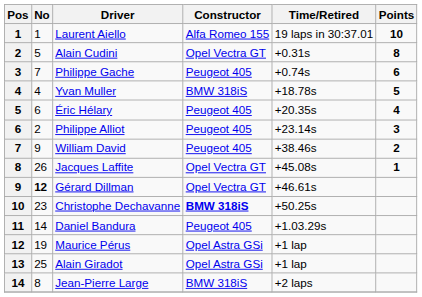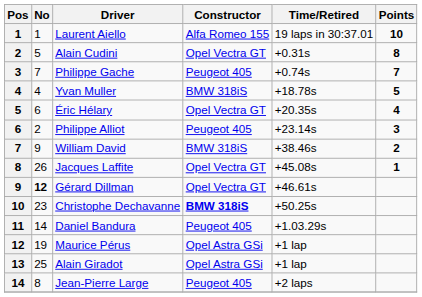(397, 71) 6 -> (397, 71) 7
(219, 110) Peugeot 405 -> (226, 110) Opel Vectra GT
(219, 148) Peugeot 405 -> (216, 148) BMW 318iS
(216, 283) BMW 318iS -> (219, 283) Peugeot 405
